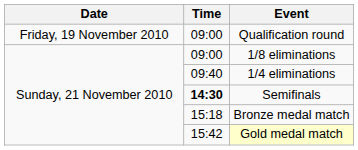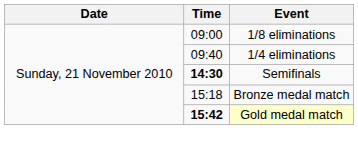- row: (292, 34)
(207, 134) normal -> (207, 114) bold
